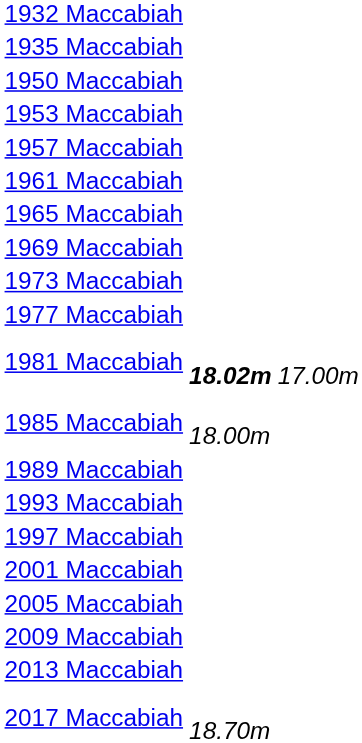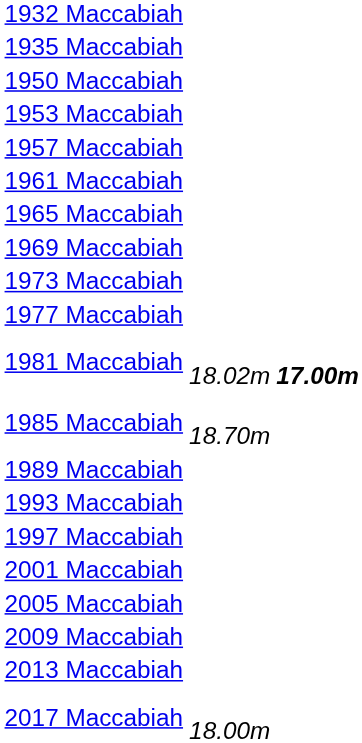(230, 375) bold -> (230, 375) normal
(318, 375) normal -> (318, 375) bold
(230, 436) 18.00m -> (230, 436) 18.70m
(230, 731) 18.70m -> (230, 731) 18.00m
